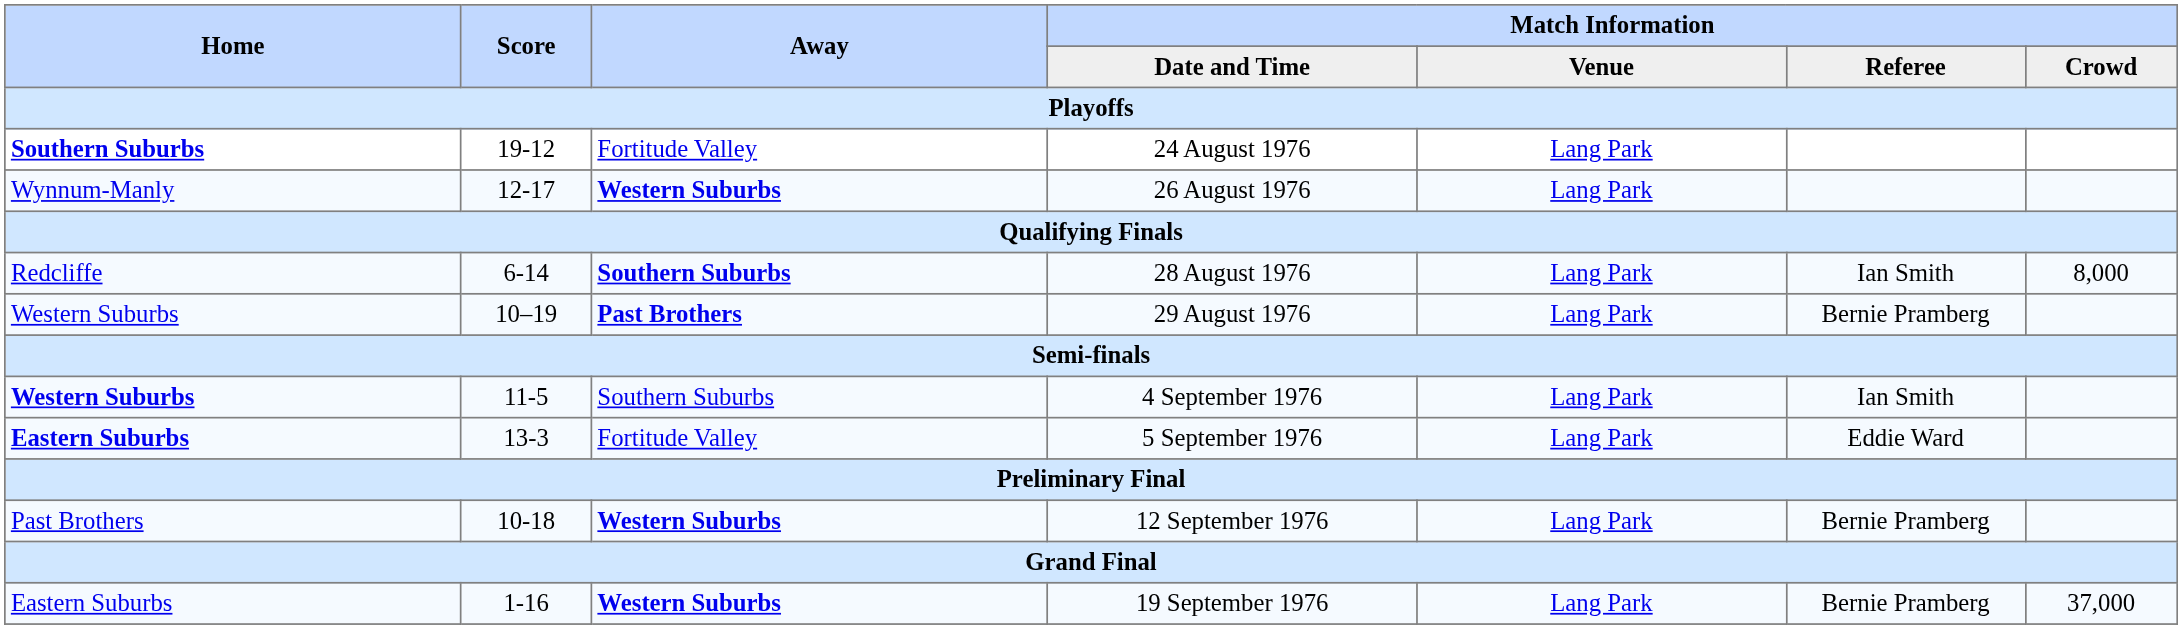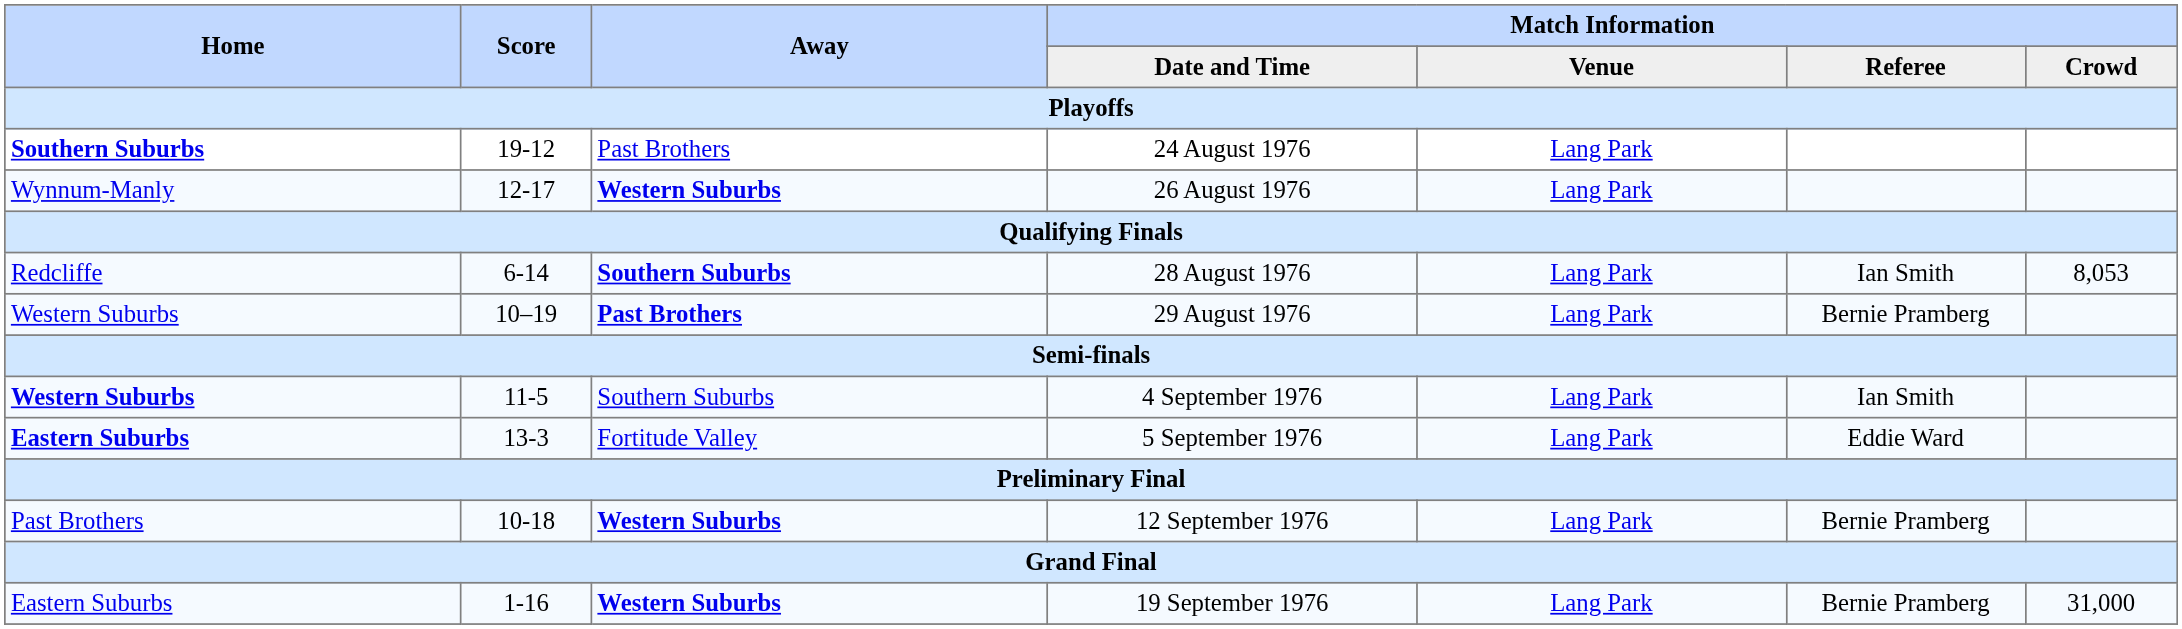(677, 148) Fortitude Valley -> (664, 148) Past Brothers
(2101, 272) 8,000 -> (2101, 272) 8,053
(2101, 603) 37,000 -> (2101, 603) 31,000
